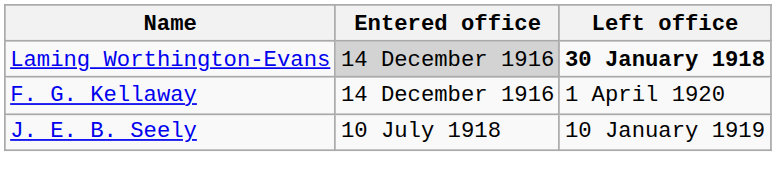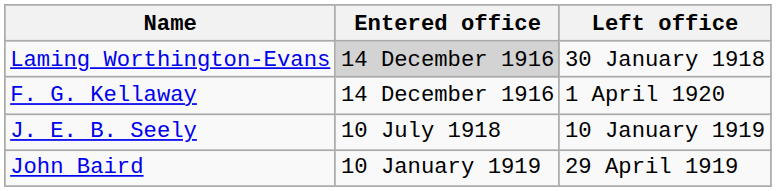(665, 59) bold -> (665, 59) normal
+ row: (77, 168)
